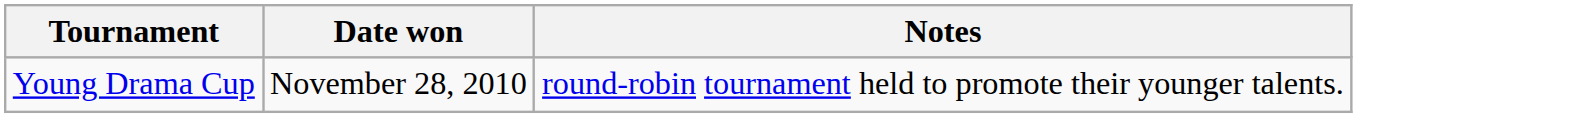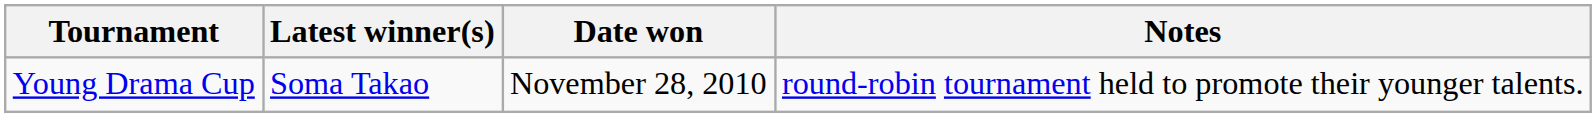+ column: (382, 30)
